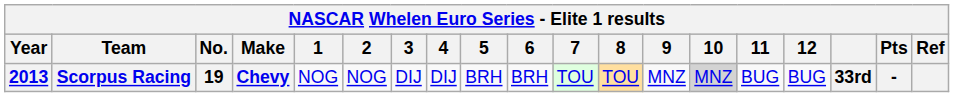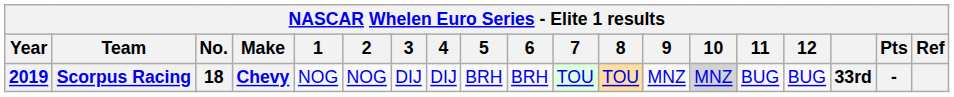(29, 77) 2013 -> (29, 77) 2019
(214, 77) 19 -> (214, 77) 18
